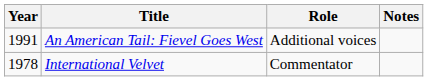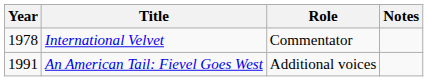rows swapped: (104, 64) <-> (154, 40)
